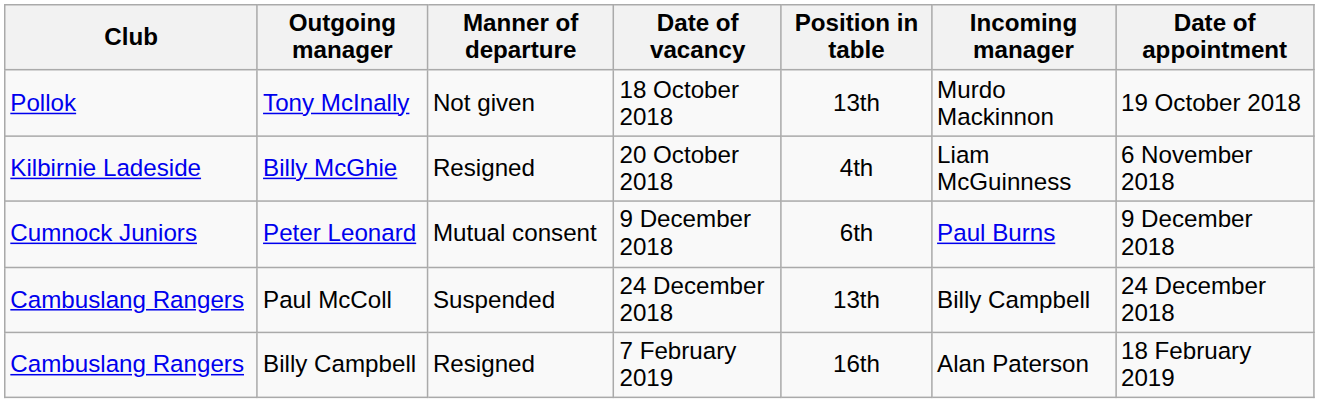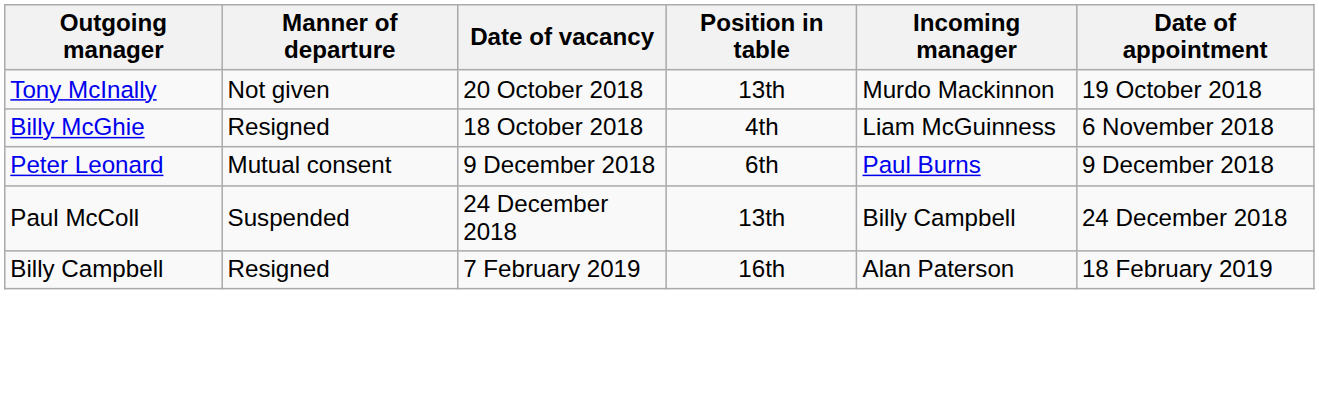- column: (131, 37)
(679, 102) 18 October 2018 -> (553, 89) 20 October 2018
(679, 168) 20 October 2018 -> (553, 127) 18 October 2018
